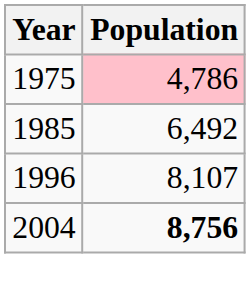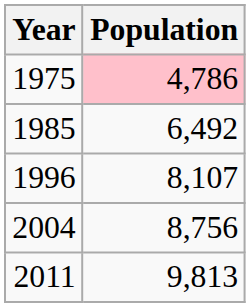(202, 227) bold -> (202, 227) normal
+ row: (45, 276)
